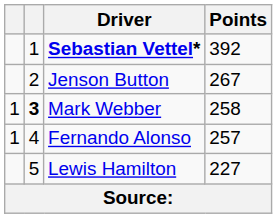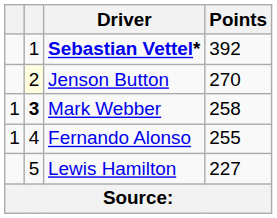(34, 79) no background -> (34, 79) lightyellow background
(225, 79) 267 -> (225, 79) 270
(225, 138) 257 -> (225, 138) 255
